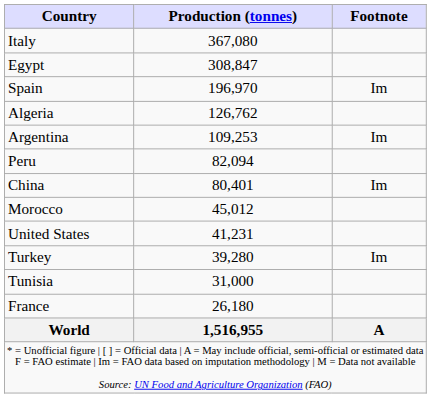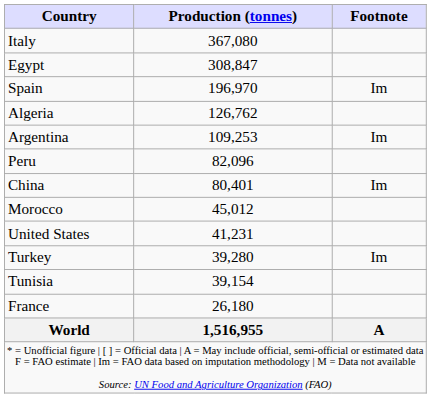(233, 161) 82,094 -> (233, 161) 82,096
(233, 281) 31,000 -> (233, 281) 39,154
